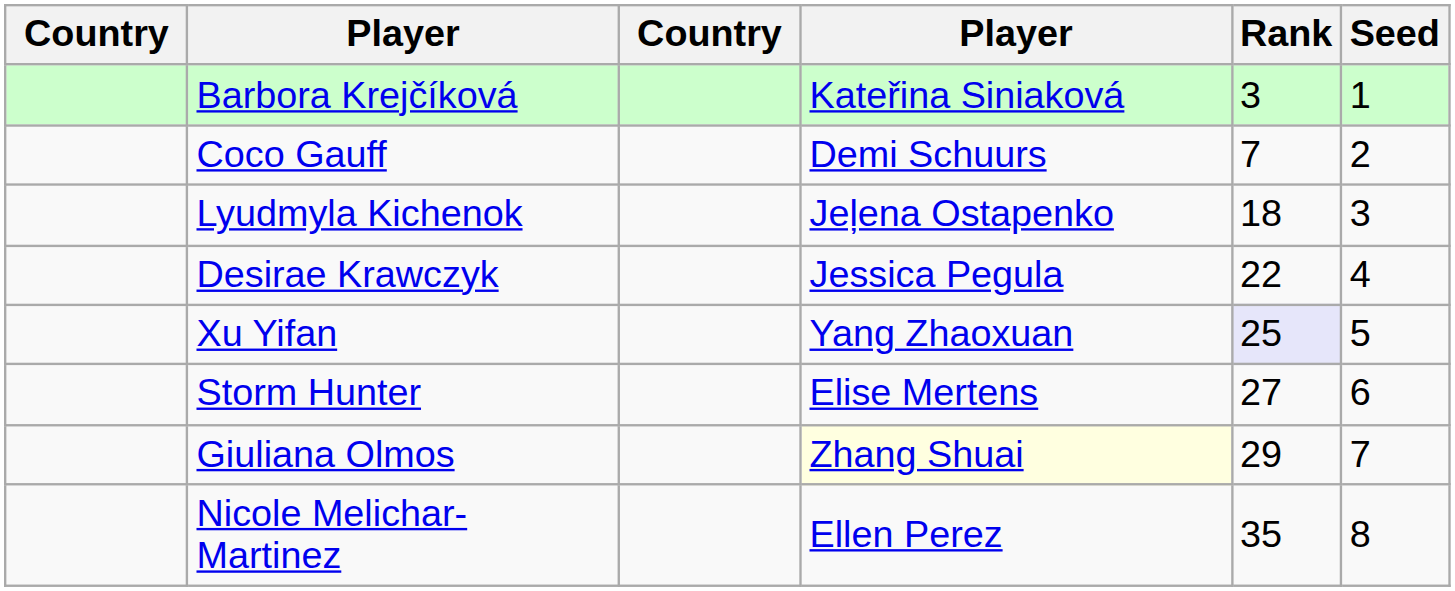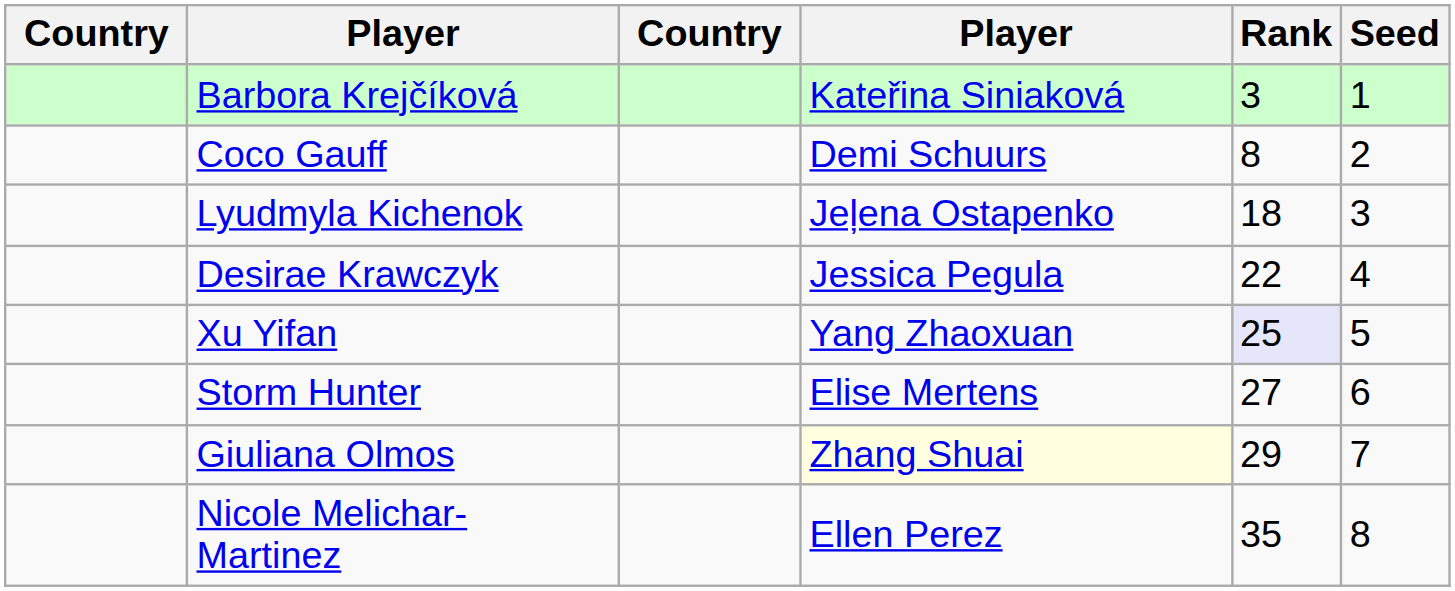(1250, 154) 7 -> (1250, 154) 8
